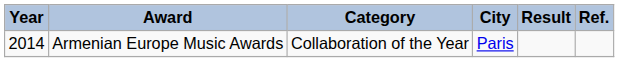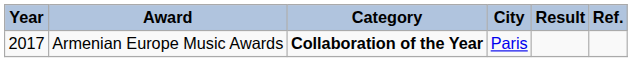(26, 44) 2014 -> (26, 44) 2017
(380, 44) normal -> (387, 44) bold
